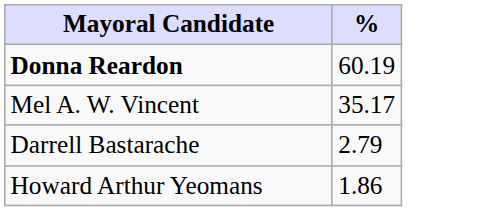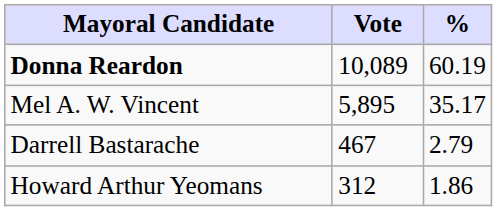+ column: (378, 24)
